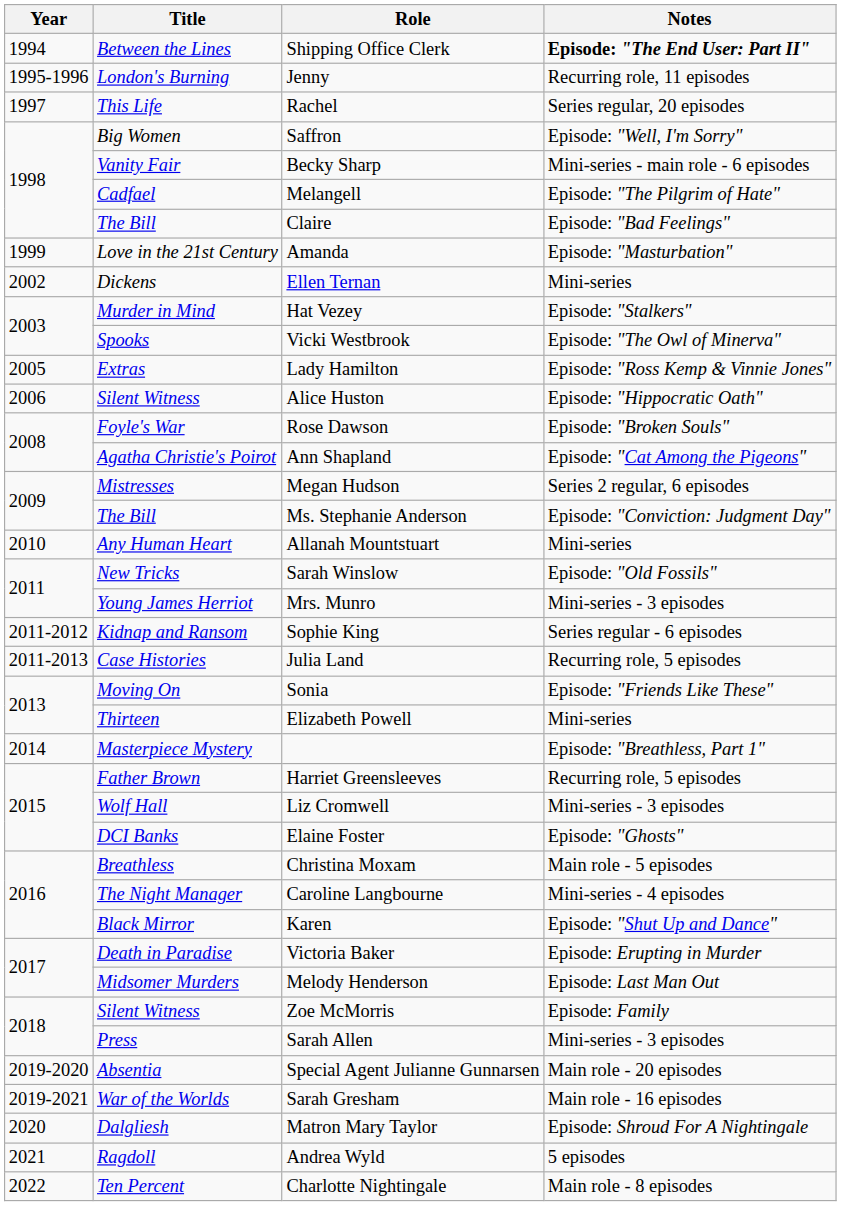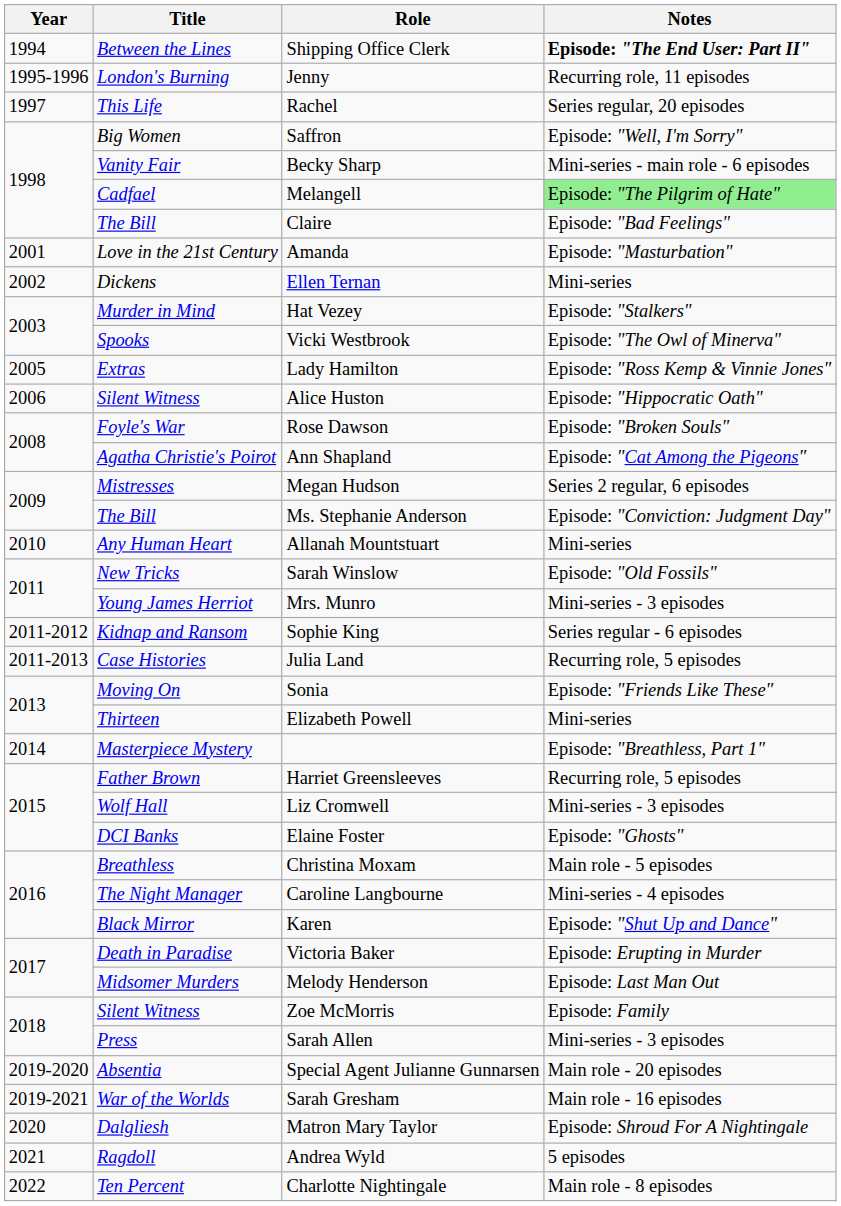(664, 194) no background -> (664, 194) lightgreen background
(27, 252) 1999 -> (27, 252) 2001
